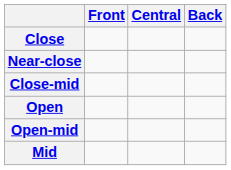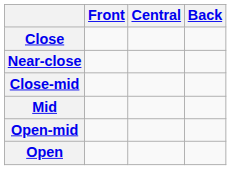rows swapped: (45, 152) <-> (45, 107)
